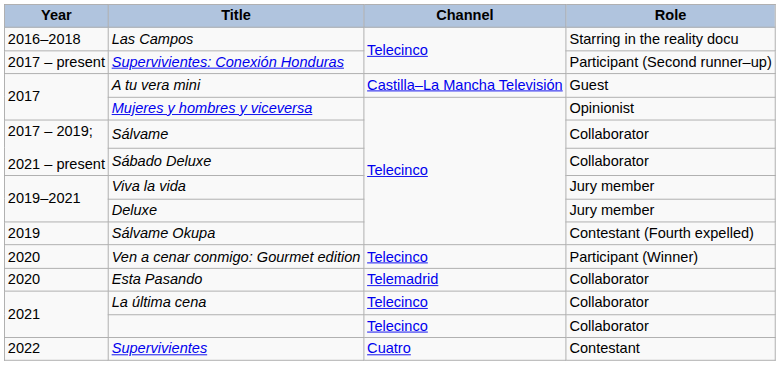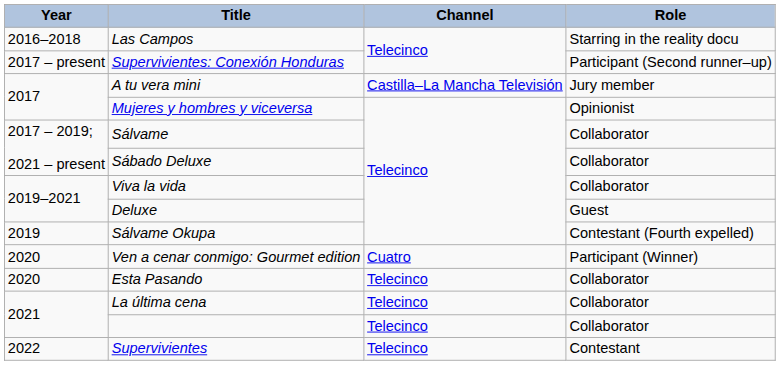(589, 85) Guest -> (612, 85) Jury member
(612, 187) Jury member -> (609, 187) Collaborator
(612, 210) Jury member -> (589, 210) Guest
(397, 256) Telecinco -> (389, 256) Cuatro
(403, 279) Telemadrid -> (397, 279) Telecinco
(389, 348) Cuatro -> (397, 348) Telecinco
